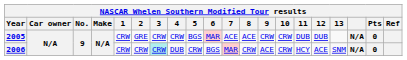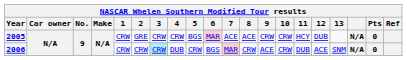(303, 36) DUB -> (303, 36) HCY
(303, 49) HCY -> (303, 49) DUB
